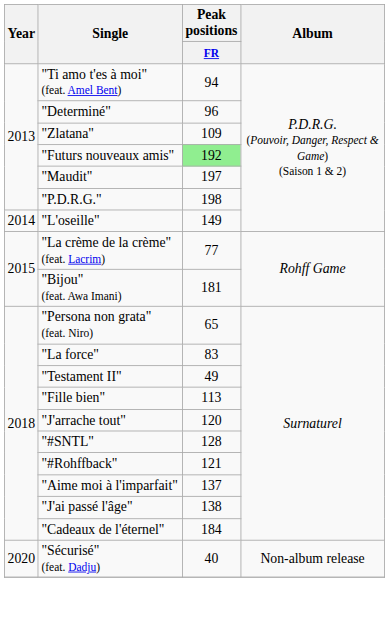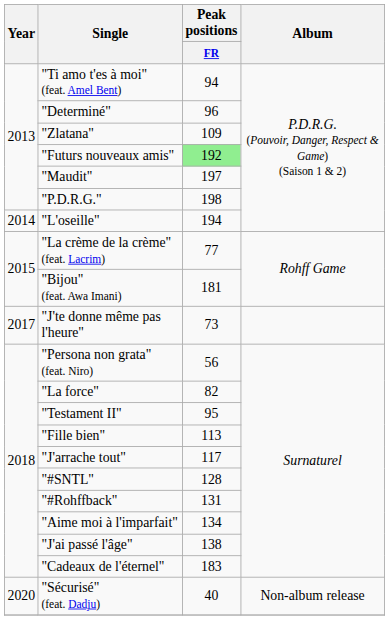(211, 220) 149 -> (211, 220) 194
+ row: (101, 325)
(211, 325) 65 -> (211, 362) 56
(211, 354) 83 -> (211, 391) 82
(211, 376) 49 -> (211, 413) 95
(211, 420) 120 -> (211, 457) 117
(211, 463) 121 -> (211, 501) 131
(211, 485) 137 -> (211, 522) 134
(211, 529) 184 -> (211, 566) 183
